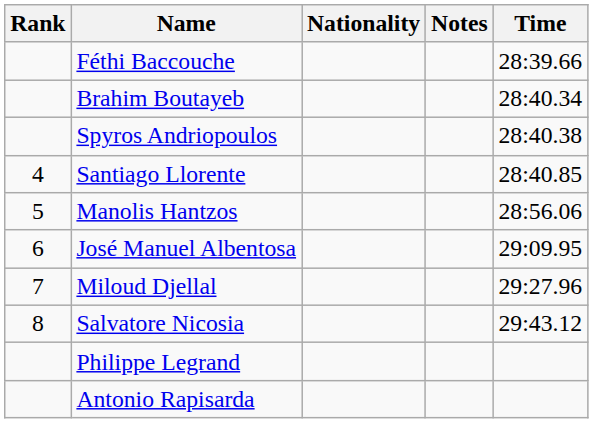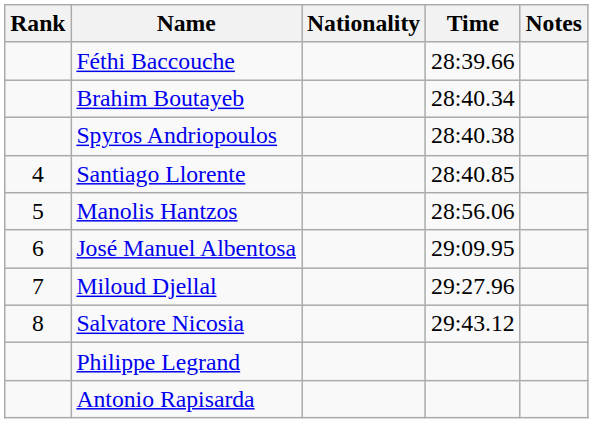columns swapped: (540, 23) <-> (459, 23)
